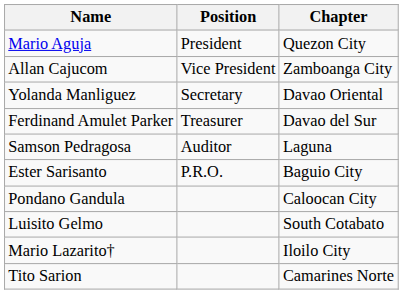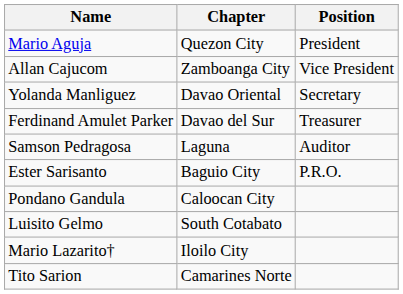columns swapped: (338, 17) <-> (228, 17)
